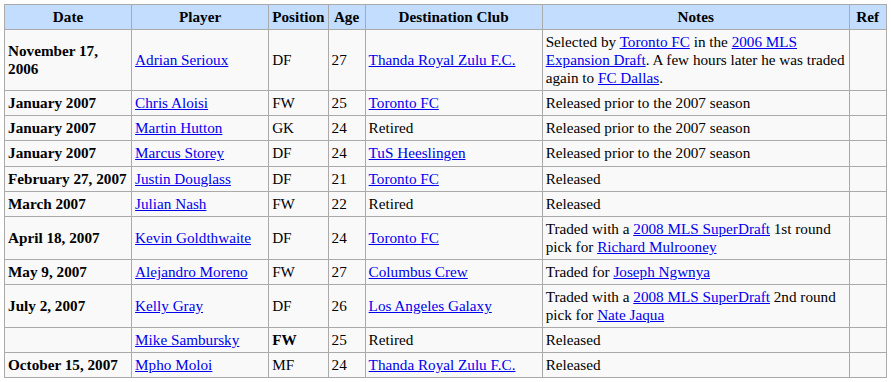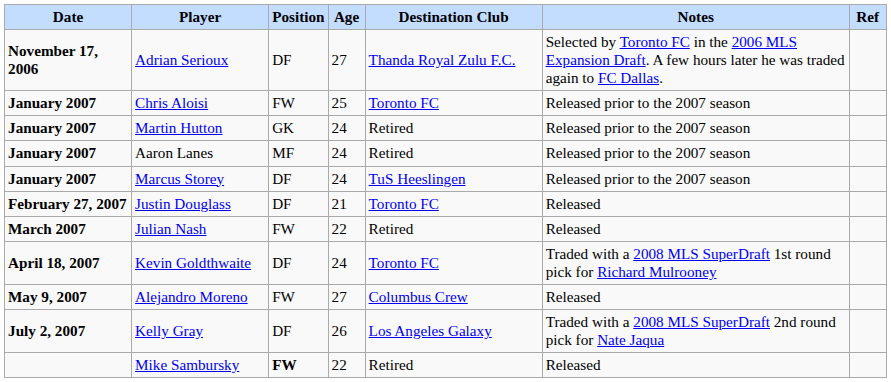+ row: (174, 153)
(628, 271) Traded for Joseph Ngwnya -> (573, 296) Released
(339, 339) 25 -> (339, 364) 22
- row: (174, 364)
